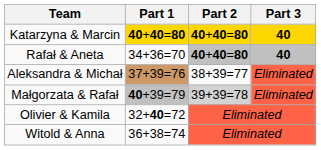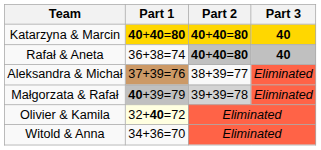(157, 54) 34+36=70 -> (157, 54) 36+38=74
(157, 114) no background -> (157, 114) lightyellow background
(157, 134) 36+38=74 -> (157, 134) 34+36=70
